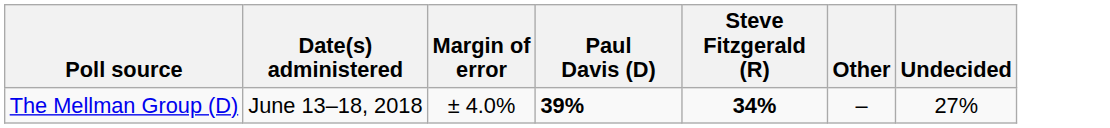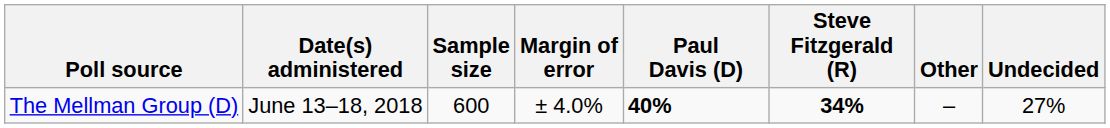+ column: (471, 58)
(562, 105) 39% -> (650, 105) 40%
